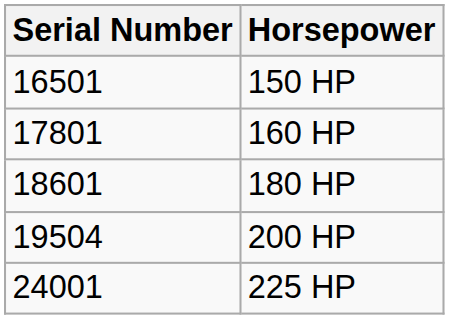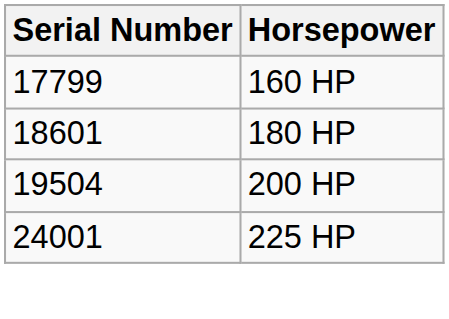- row: (302, 81)
(58, 133) 17801 -> (58, 81) 17799
